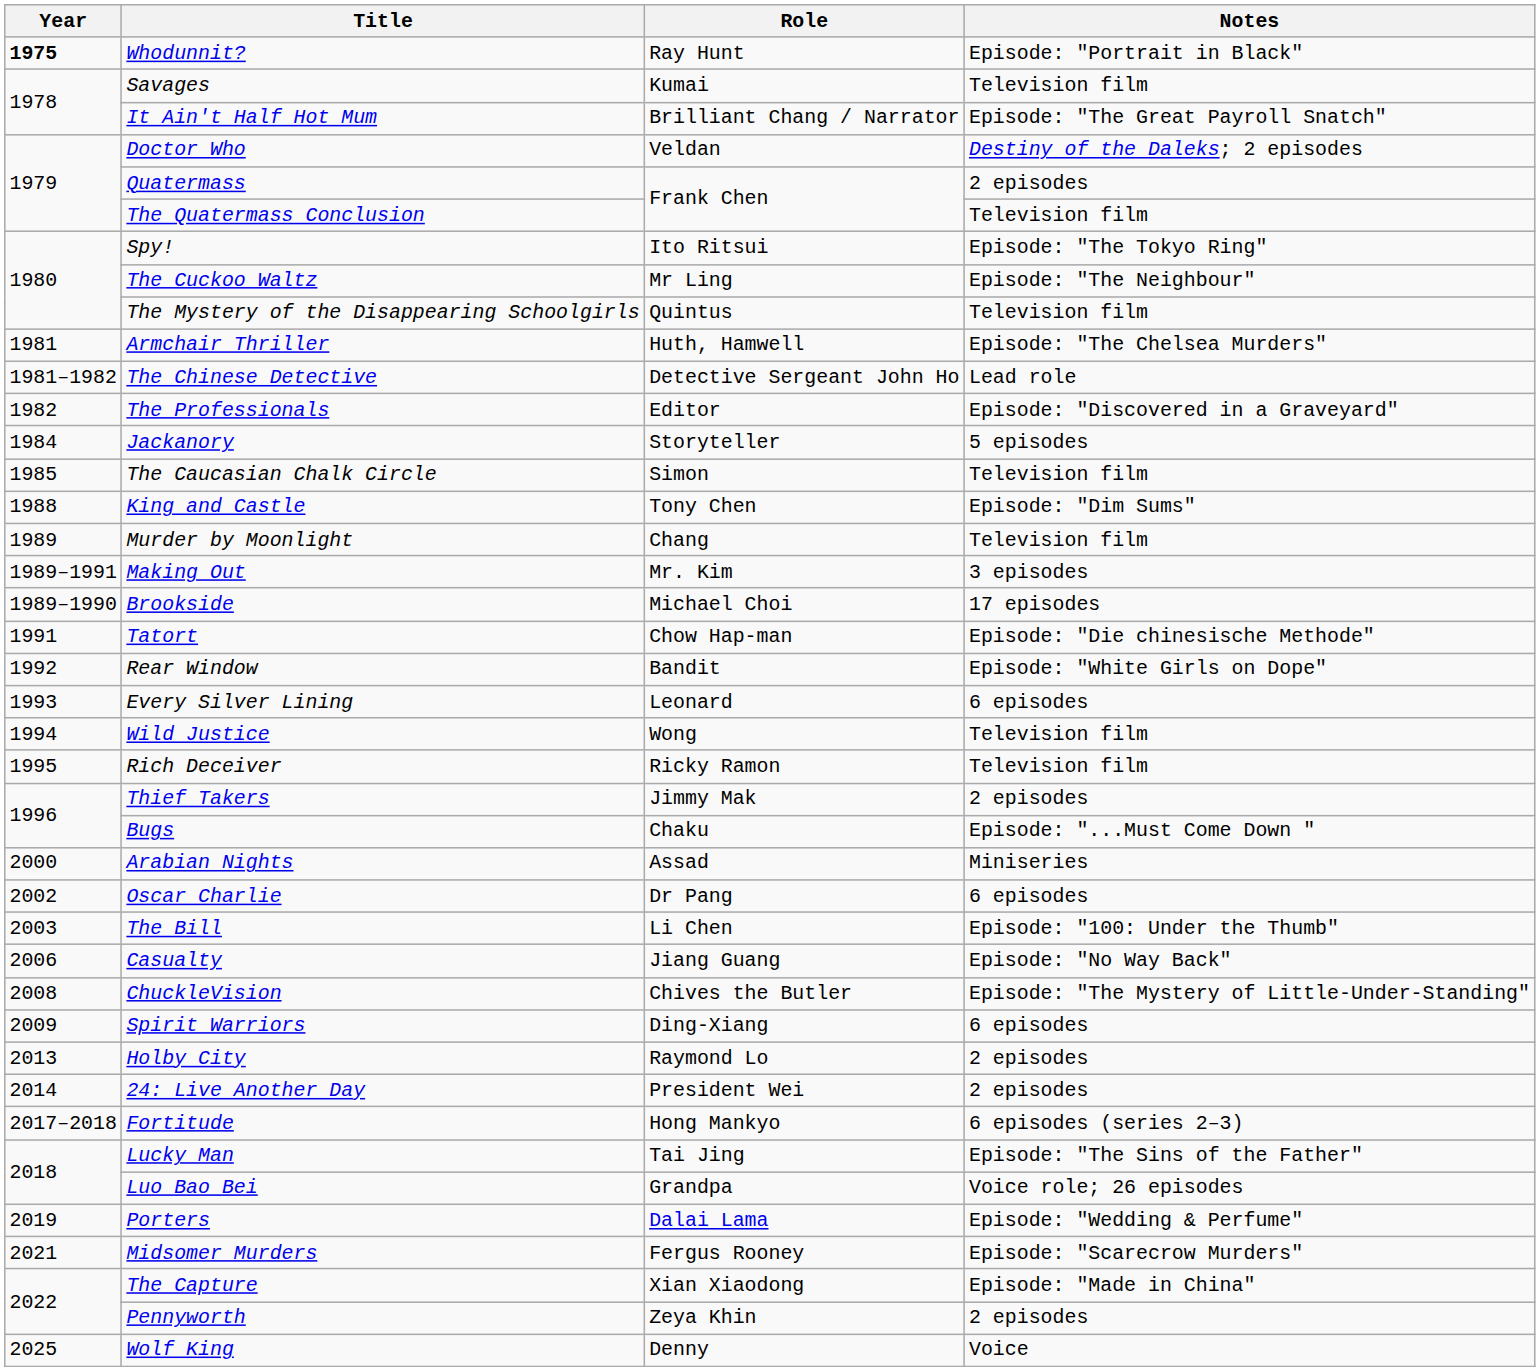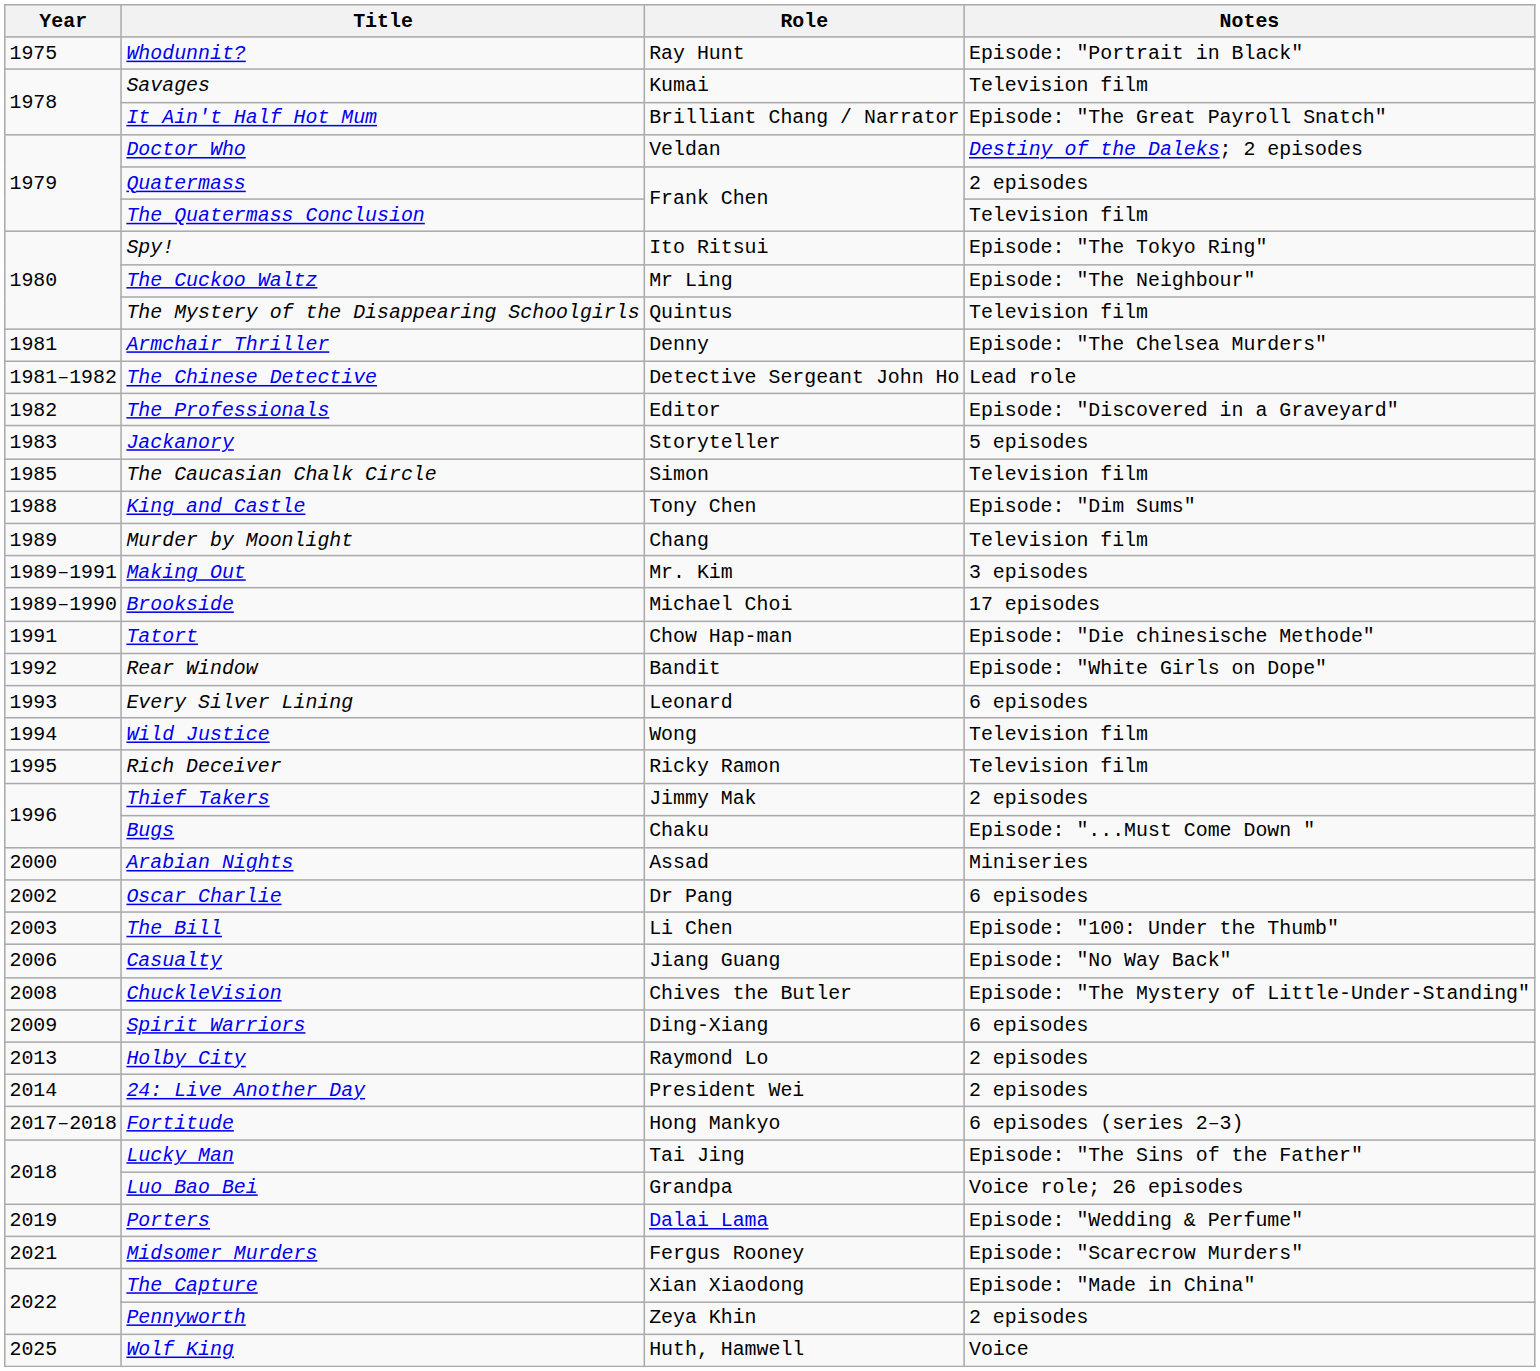(33, 53) bold -> (33, 53) normal
(727, 345) Huth, Hamwell -> (679, 345) Denny
(33, 442) 1984 -> (33, 442) 1983
(679, 1350) Denny -> (727, 1350) Huth, Hamwell
